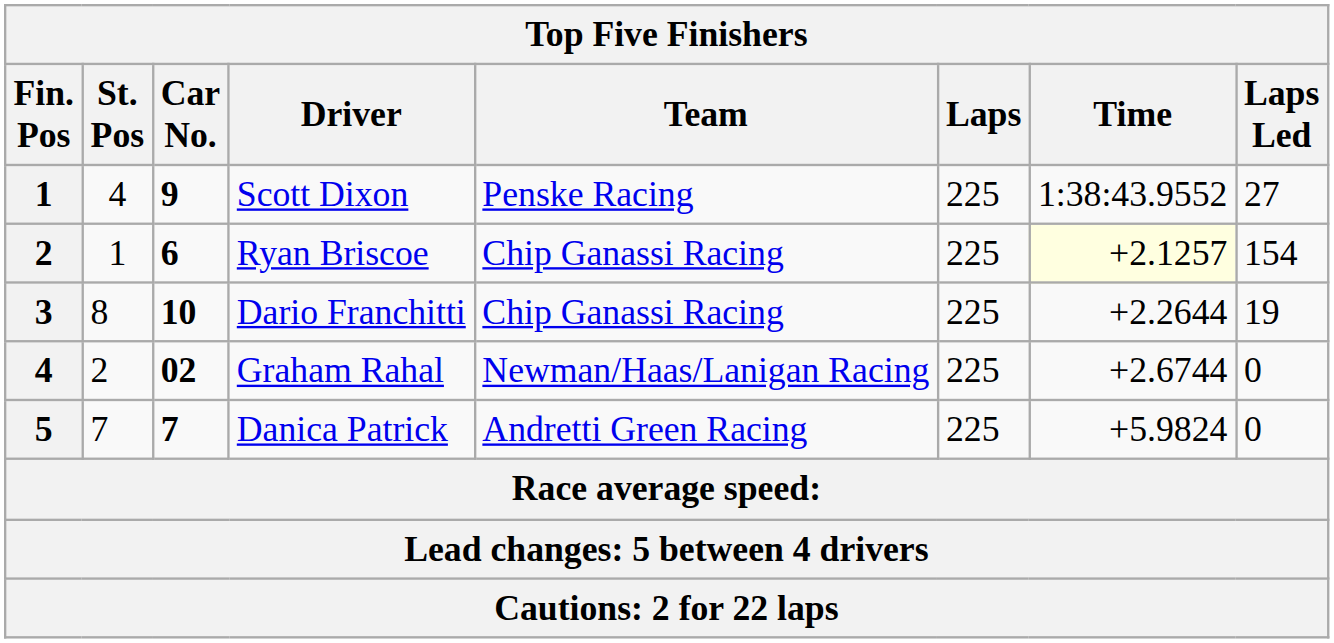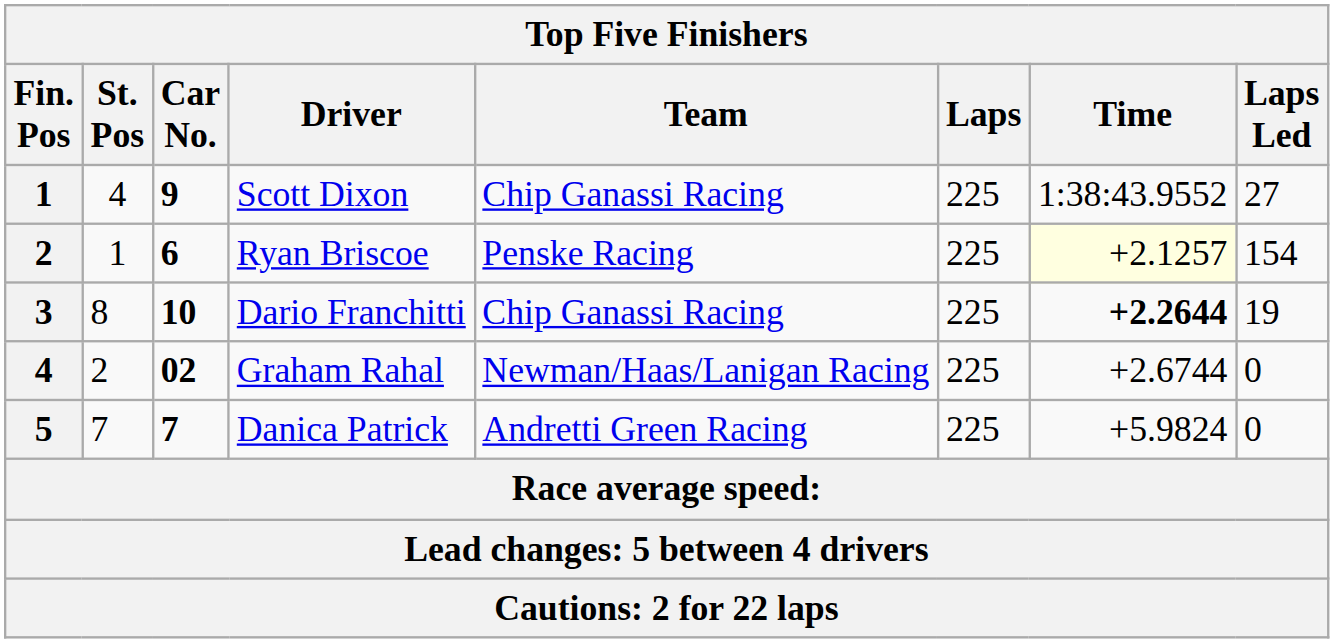(588, 194) Penske Racing -> (633, 194) Chip Ganassi Racing
(633, 253) Chip Ganassi Racing -> (588, 253) Penske Racing
(1168, 312) normal -> (1168, 312) bold
